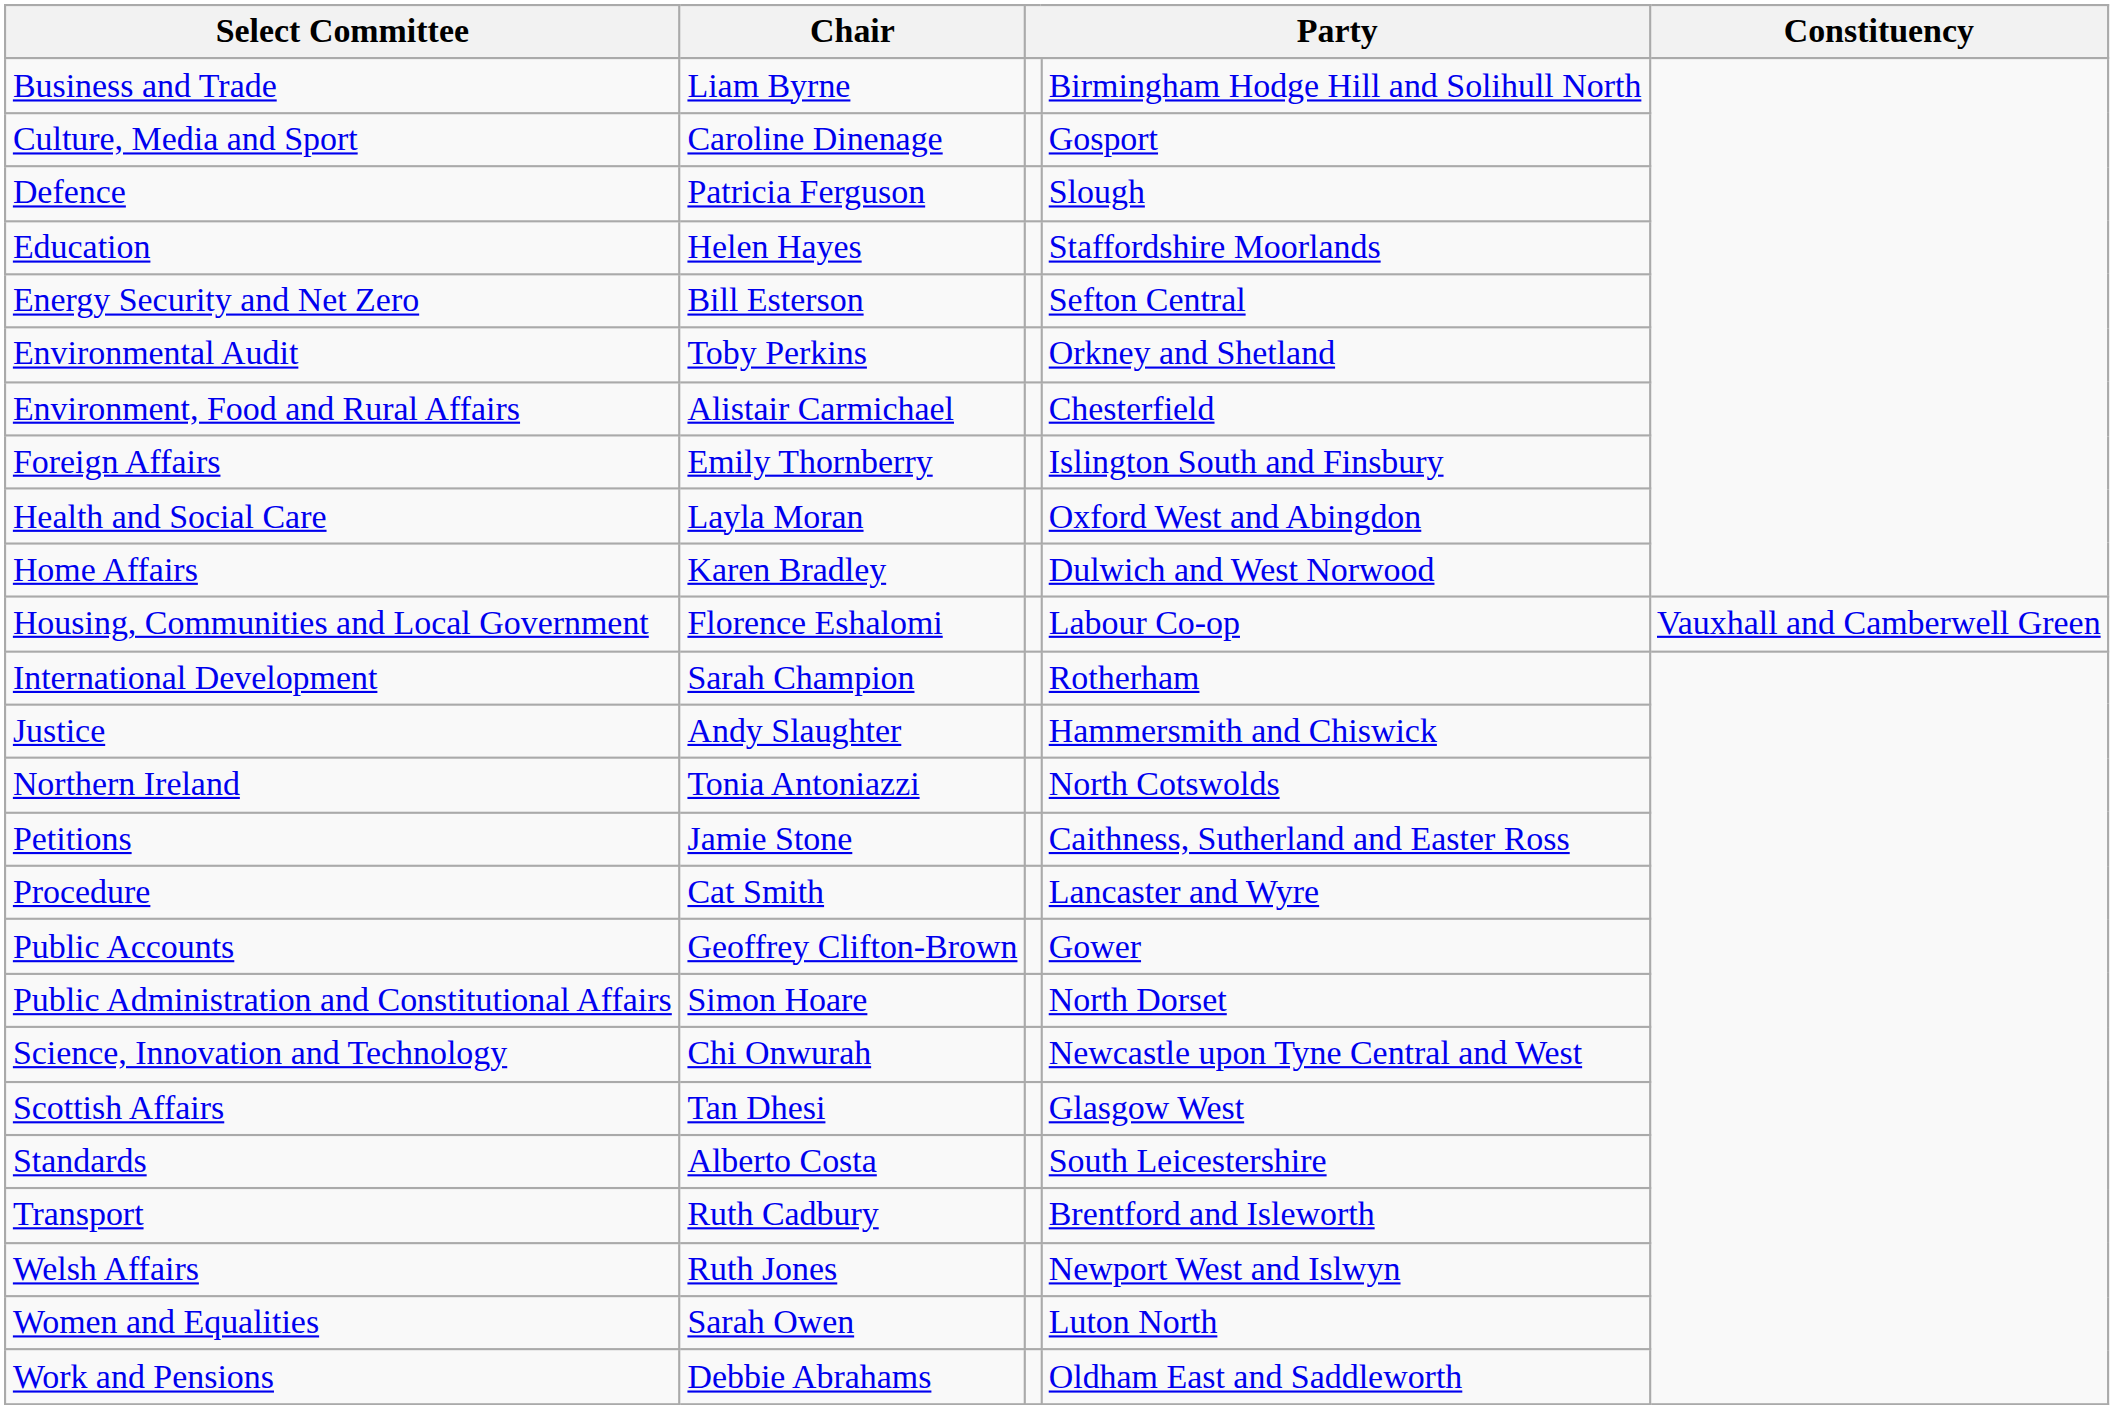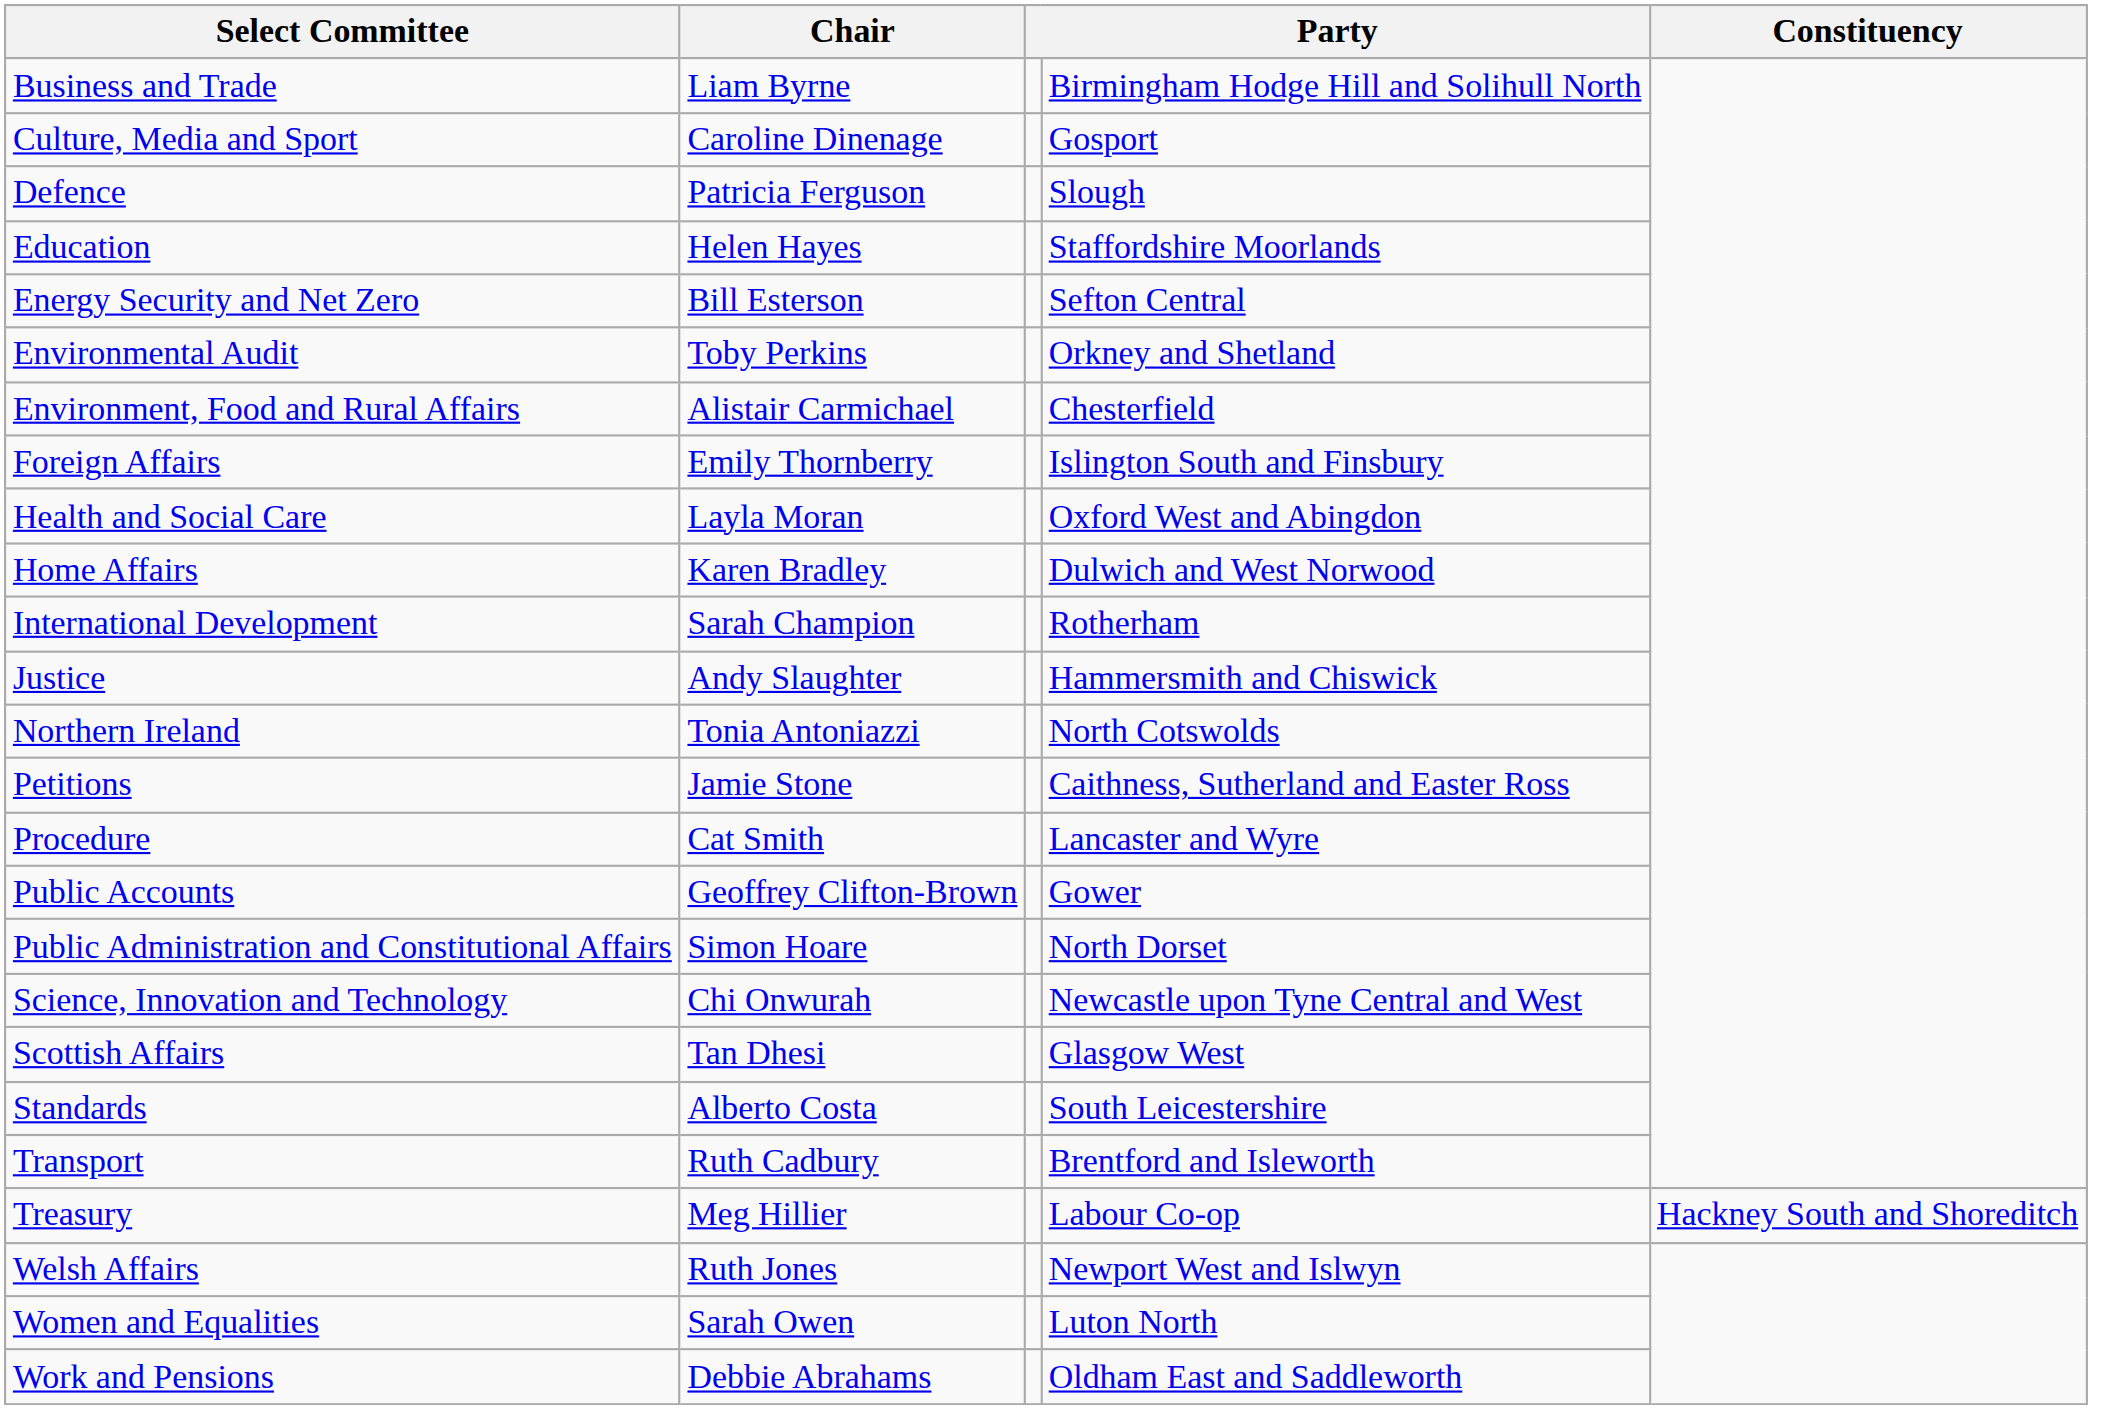- row: (331, 623)
+ row: (73, 1214)
